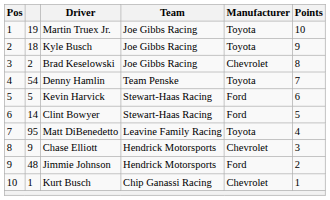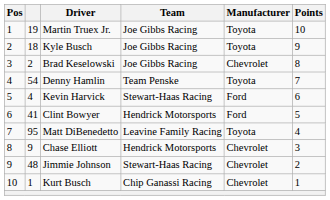(30, 97) 5 -> (30, 97) 4
(33, 114) 14 -> (33, 114) 41
(168, 114) Stewart-Haas Racing -> (170, 114) Hendrick Motorsports
(170, 164) Hendrick Motorsports -> (168, 164) Stewart-Haas Racing
(236, 164) Ford -> (247, 164) Chevrolet
